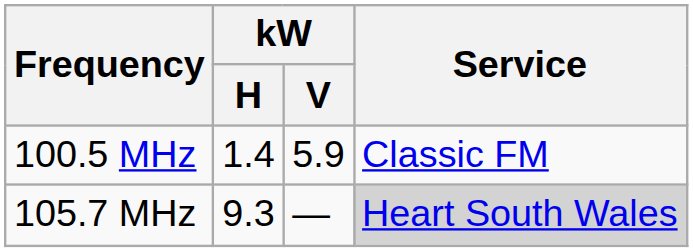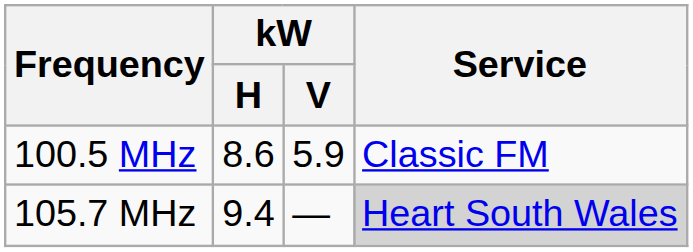(249, 154) 1.4 -> (249, 154) 8.6
(249, 214) 9.3 -> (249, 214) 9.4
